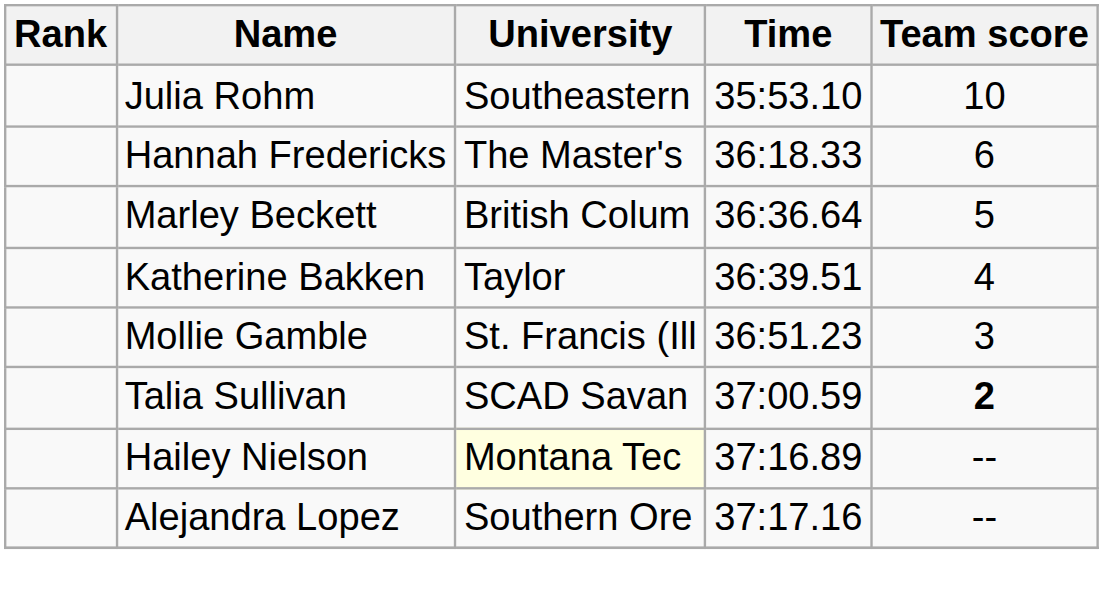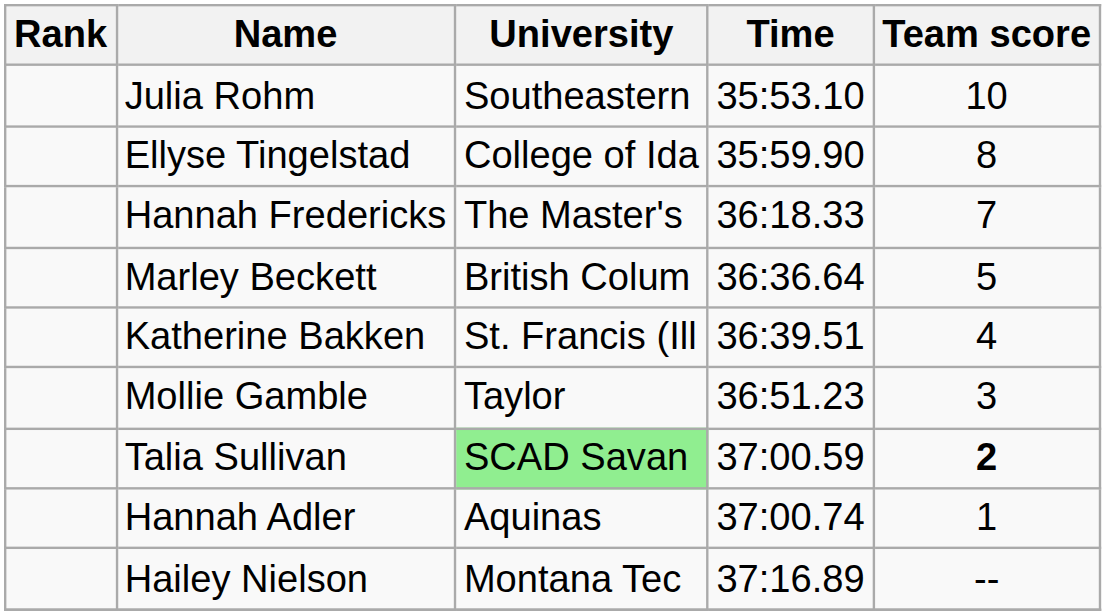+ row: (268, 155)
(984, 155) 6 -> (987, 215) 7
(515, 276) Taylor -> (580, 336) St. Francis (Ill
(580, 336) St. Francis (Ill -> (515, 397) Taylor
(576, 397) no background -> (576, 457) lightgreen background
+ row: (240, 517)
(573, 457) lightyellow background -> (573, 578) no background
- row: (262, 517)
